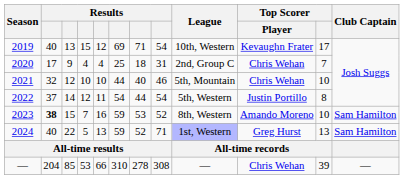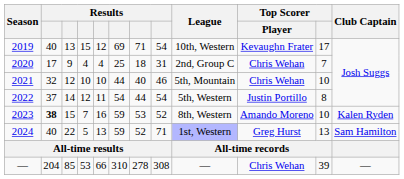(365, 115) Sam Hamilton -> (365, 115) Kalen Ryden
